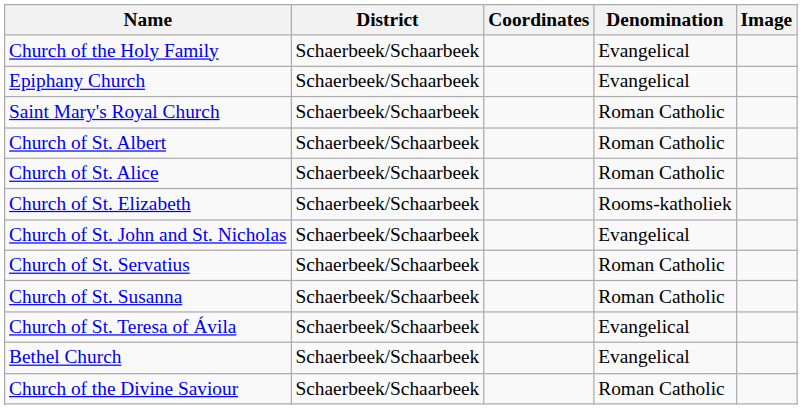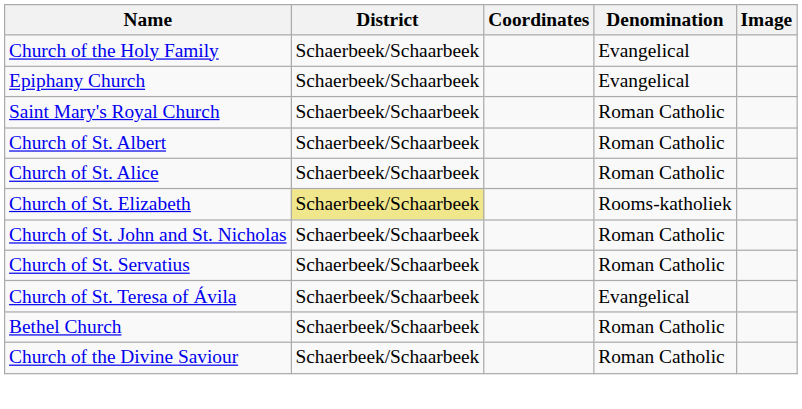(387, 204) no background -> (387, 204) khaki background
(644, 234) Evangelical -> (661, 234) Roman Catholic
- row: (96, 296)
(644, 357) Evangelical -> (661, 326) Roman Catholic
